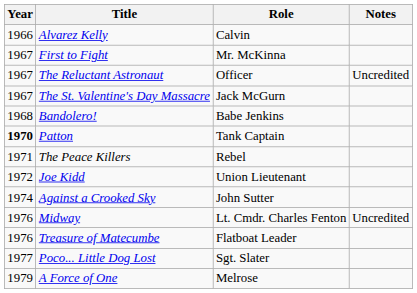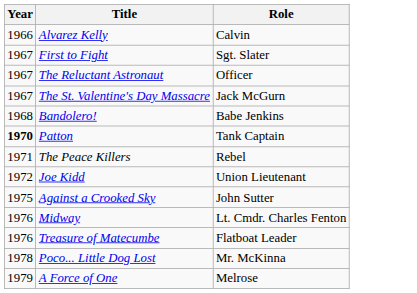- column: (381, 14)
(251, 55) Mr. McKinna -> (243, 55) Sgt. Slater
(20, 197) 1974 -> (20, 197) 1975
(20, 258) 1977 -> (20, 258) 1978
(243, 258) Sgt. Slater -> (251, 258) Mr. McKinna
